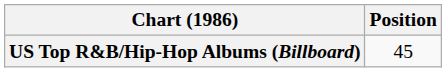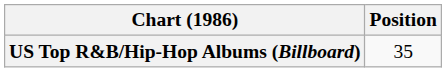(403, 50) 45 -> (403, 50) 35
